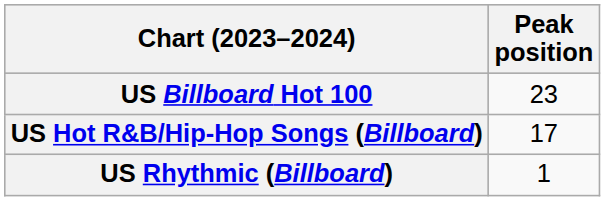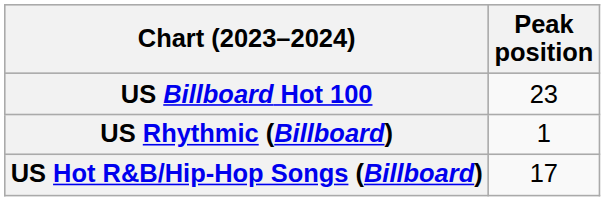rows swapped: (247, 133) <-> (247, 174)
